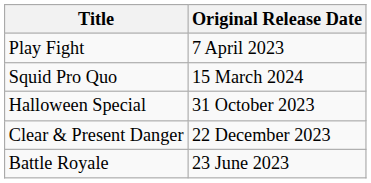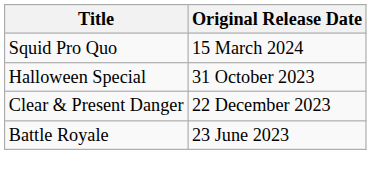- row: (47, 47)
